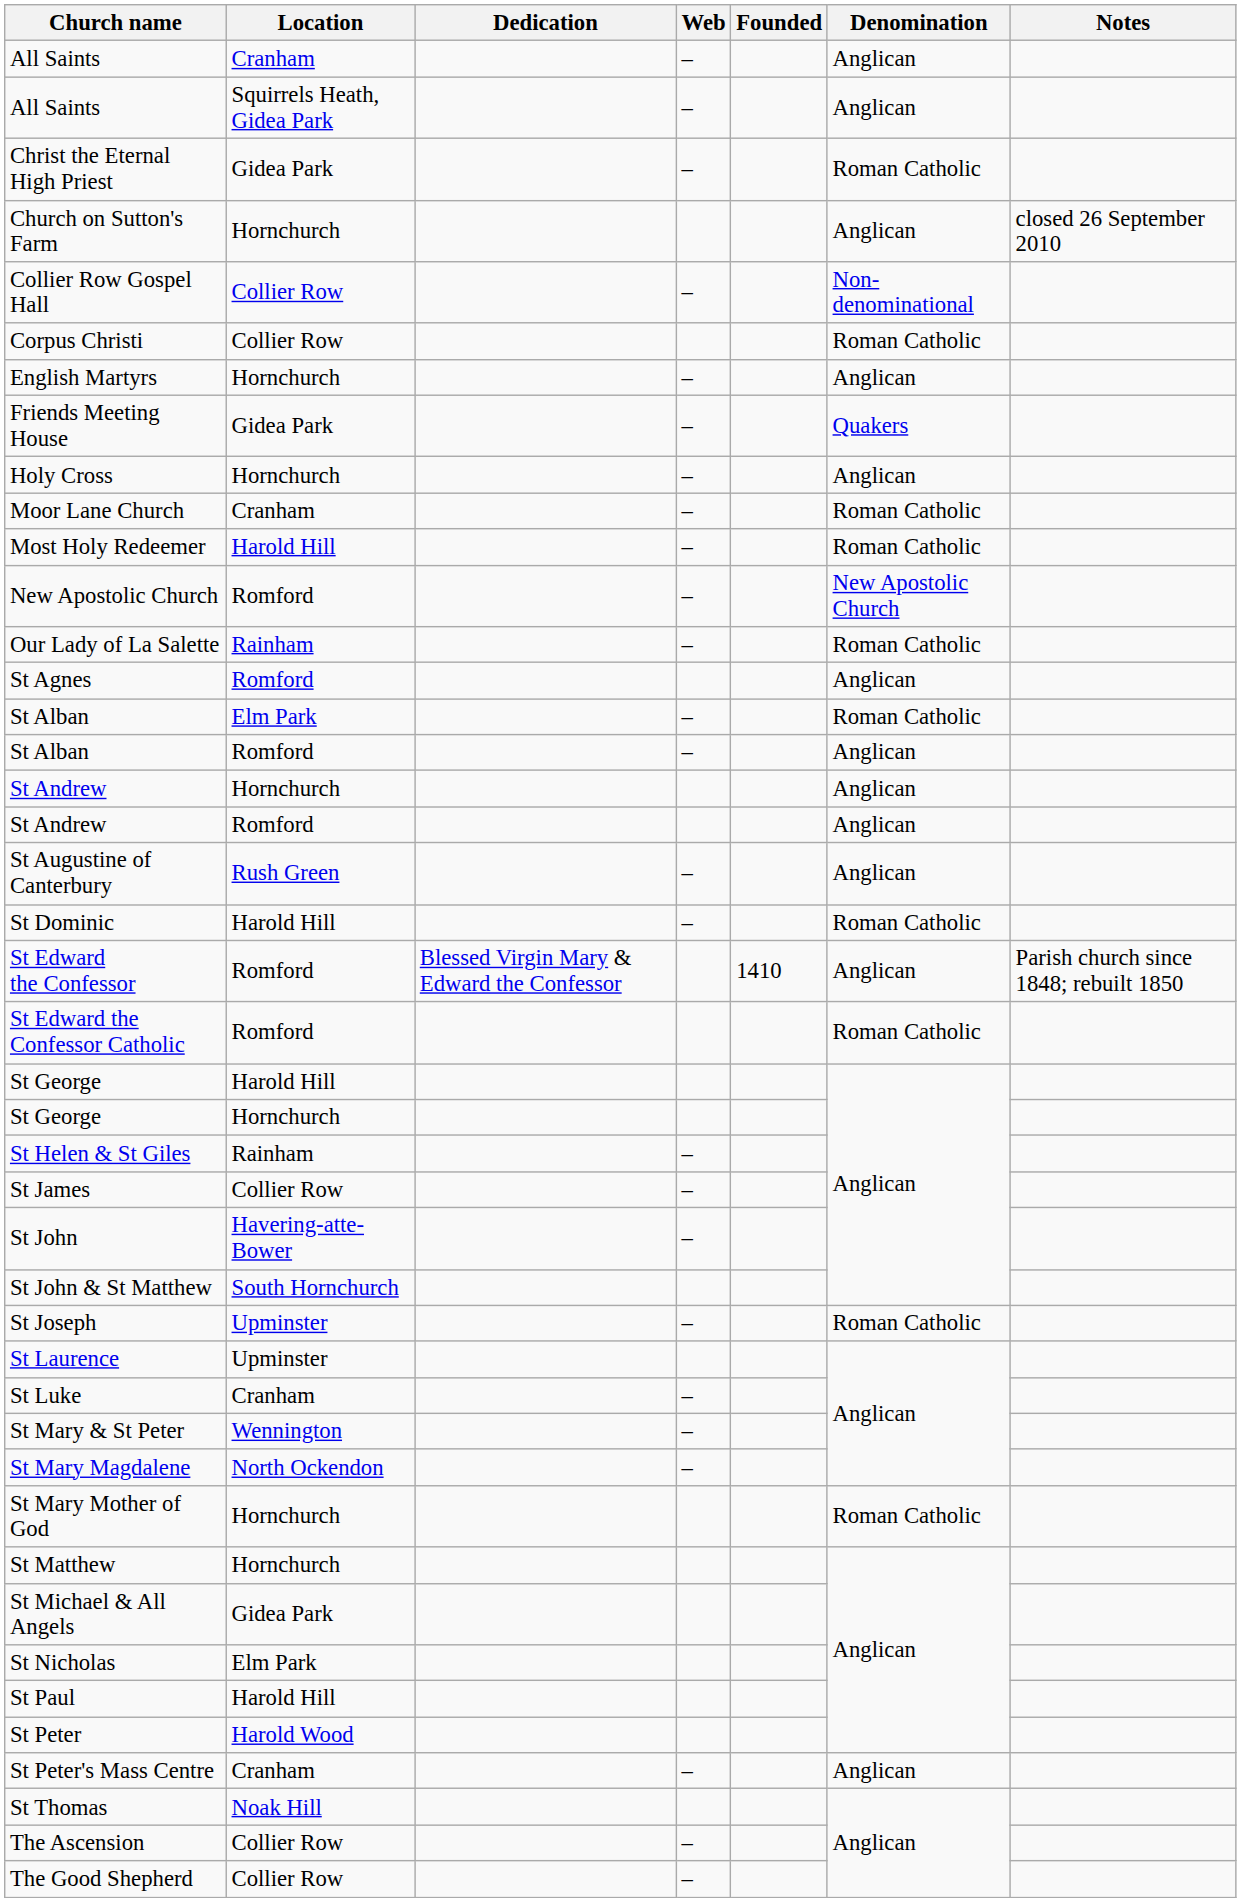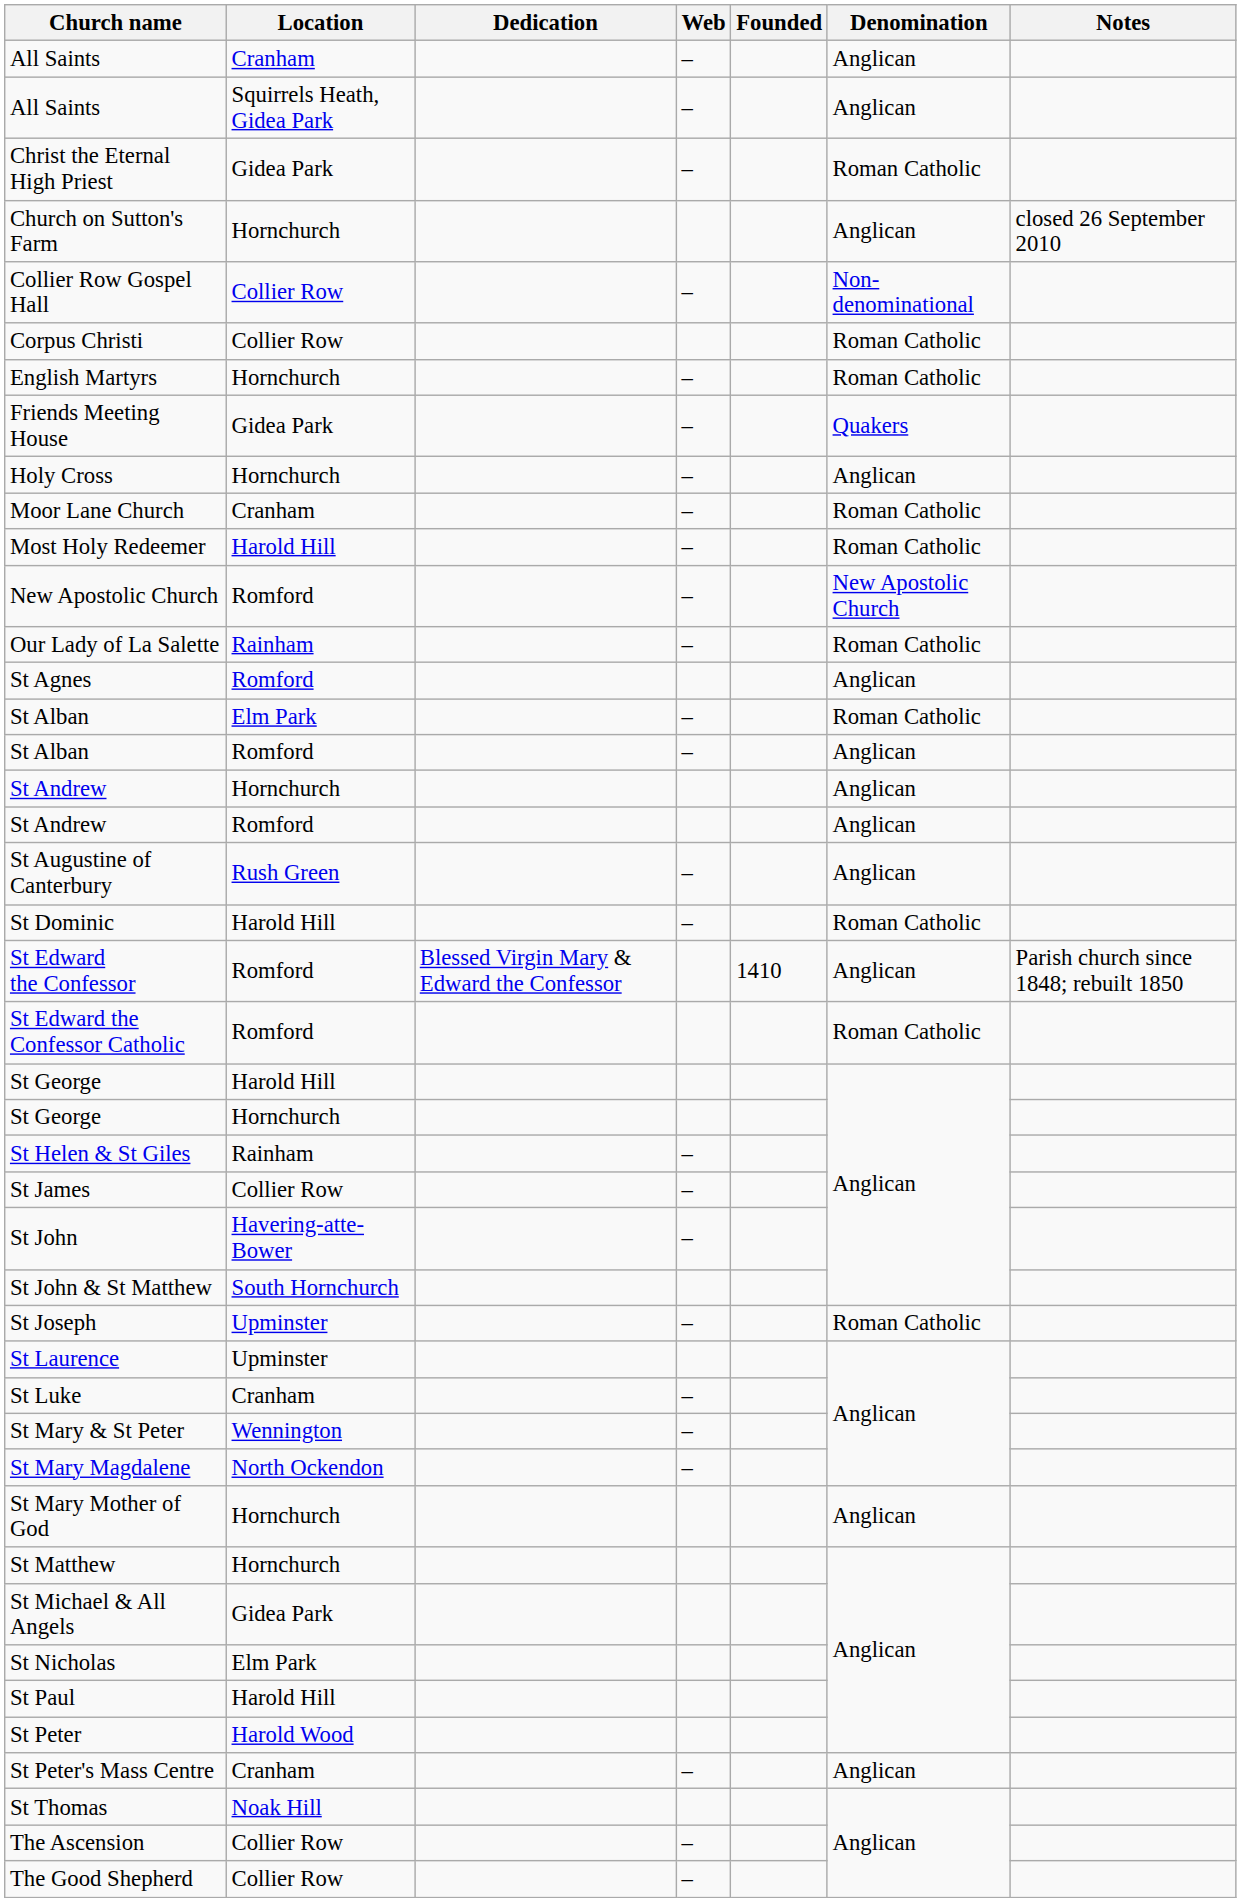(874, 376) Anglican -> (907, 376) Roman Catholic
(907, 1516) Roman Catholic -> (874, 1516) Anglican
